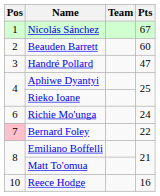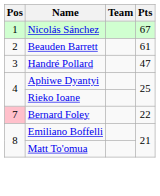(145, 47) 60 -> (145, 47) 61
- row: (62, 115)
- row: (57, 183)
